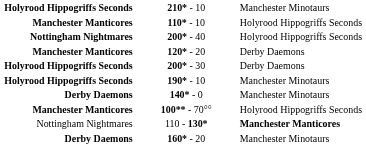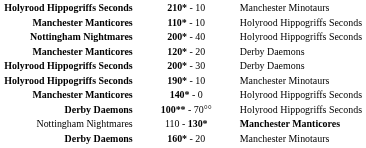(99, 95) Derby Daemons -> (83, 95) Manchester Manticores
(285, 95) Manchester Minotaurs -> (301, 95) Holyrood Hippogriffs Seconds
(83, 109) Manchester Manticores -> (99, 109) Derby Daemons
